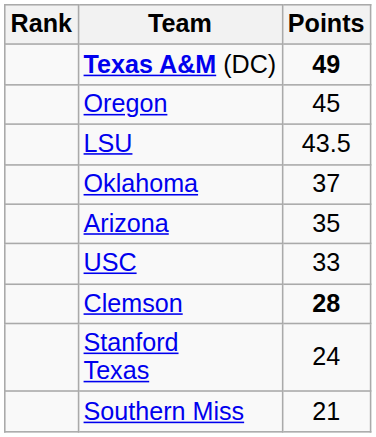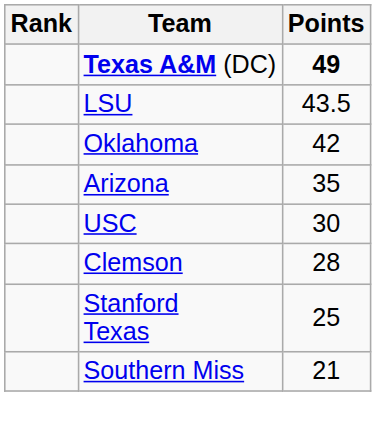- row: (125, 104)
(326, 183) 37 -> (326, 143) 42
(326, 263) 33 -> (326, 223) 30
(326, 303) bold -> (326, 263) normal
(326, 357) 24 -> (326, 317) 25
